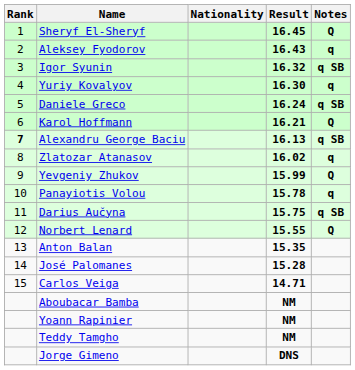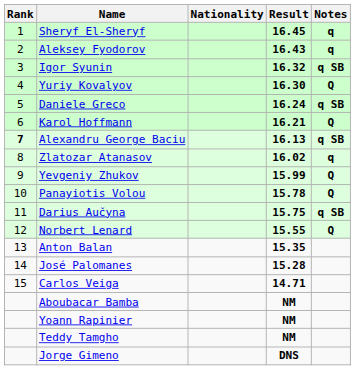(331, 31) Q -> (331, 31) q
(331, 85) q -> (331, 85) Q
(331, 194) q -> (331, 194) Q
